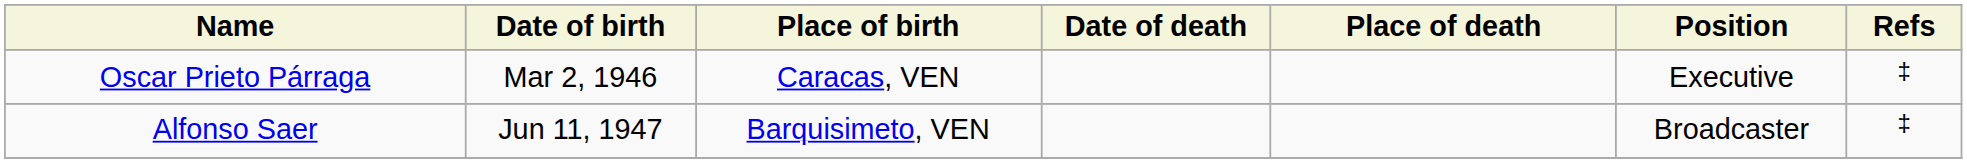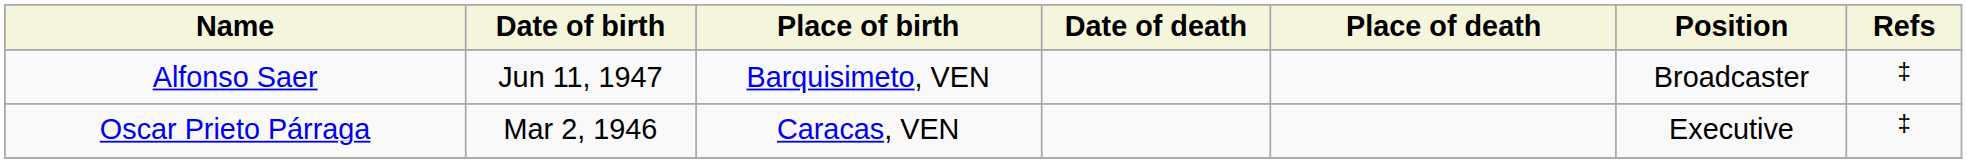rows swapped: (235, 76) <-> (235, 130)
